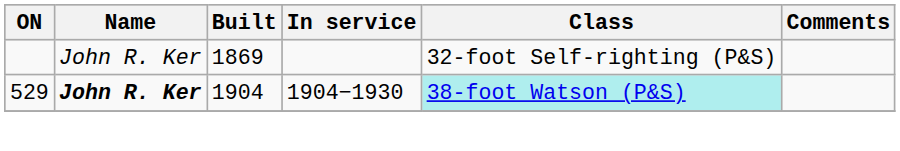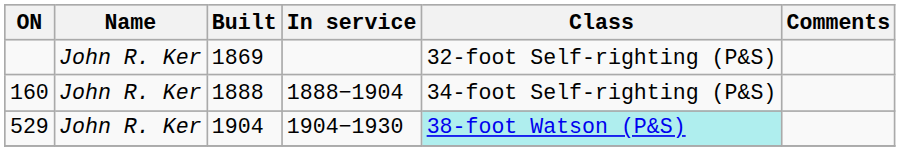+ row: (29, 93)
(130, 93) bold -> (130, 128) normal
